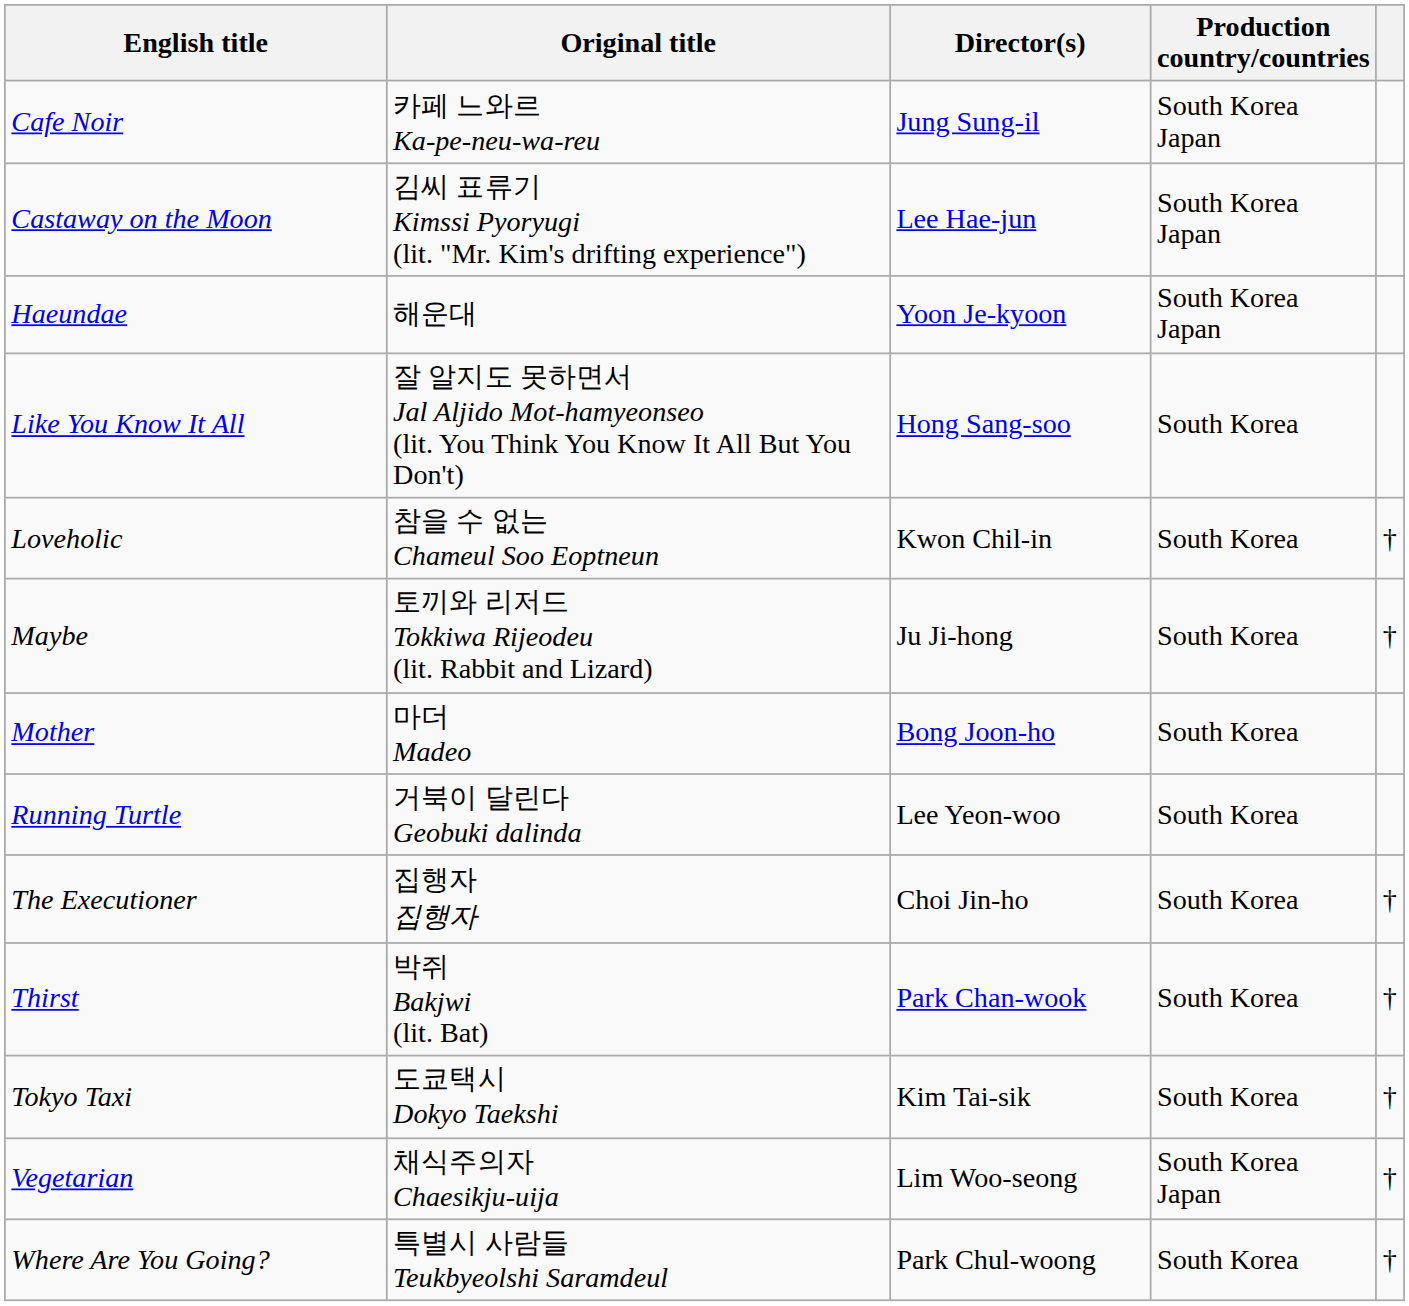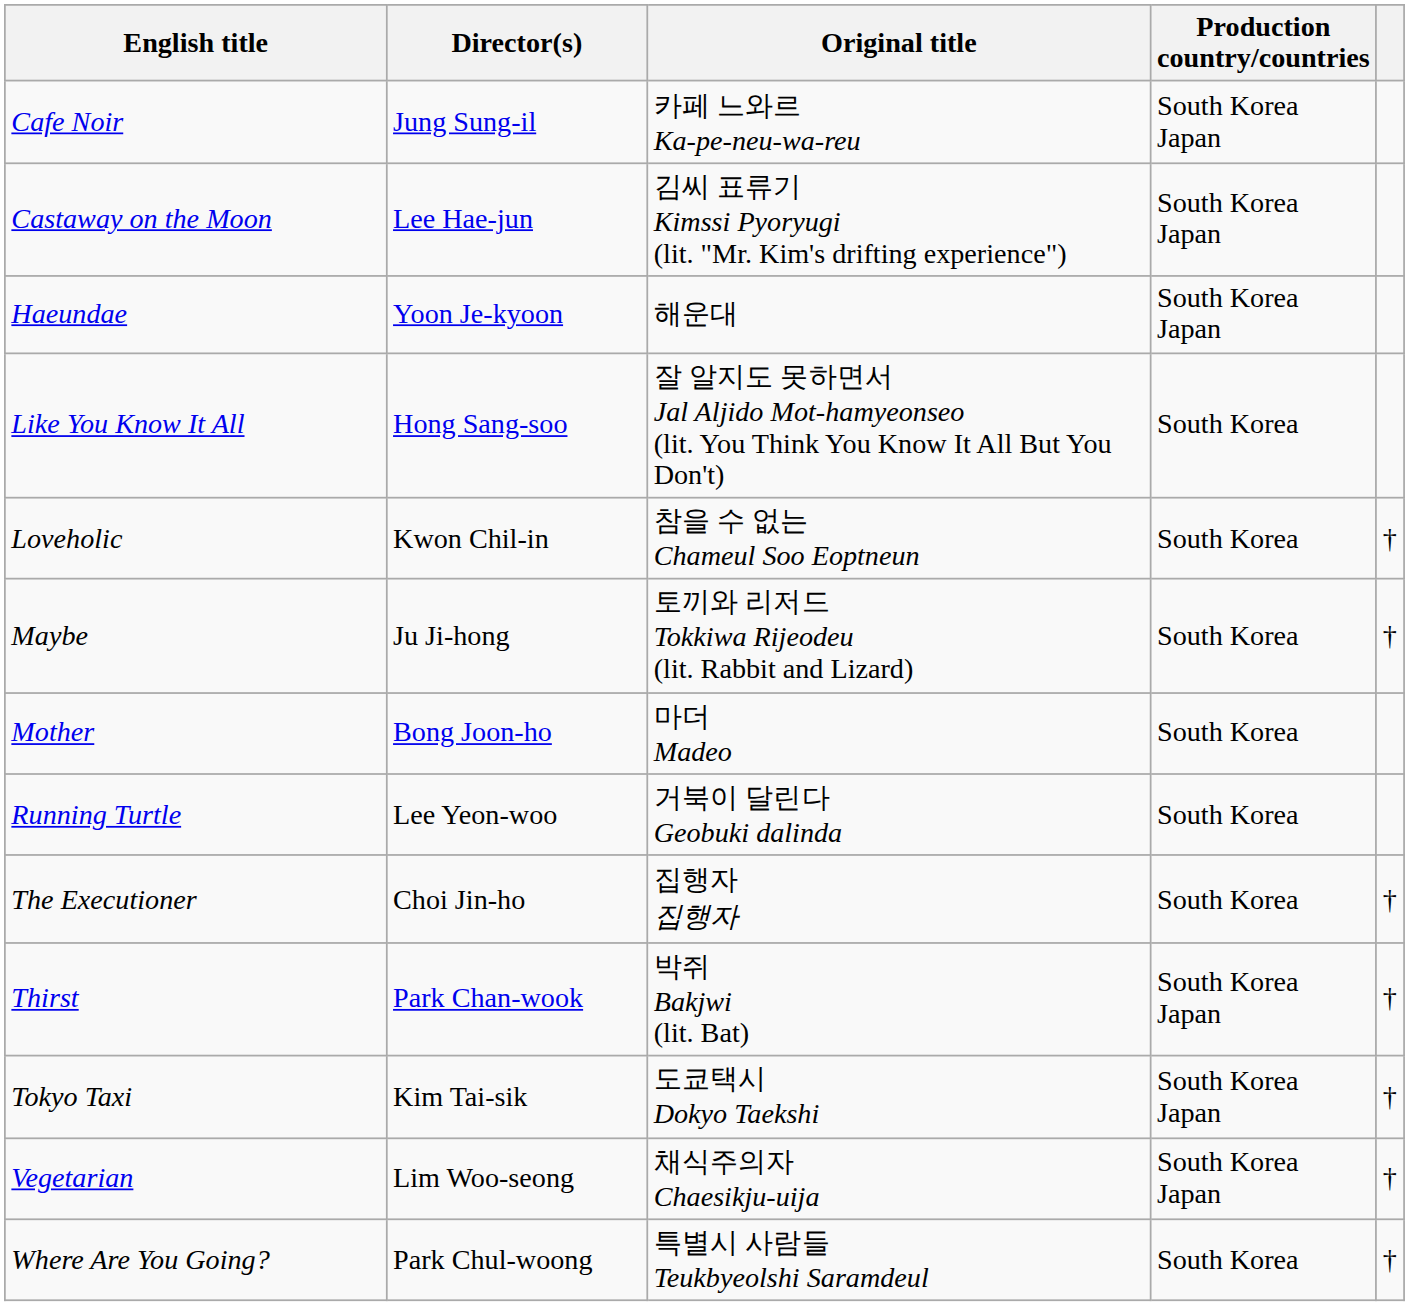columns swapped: (638, 42) <-> (1020, 42)
(1228, 998) South Korea -> (1228, 998) South Korea Japan
(1228, 1096) South Korea -> (1228, 1096) South Korea Japan
